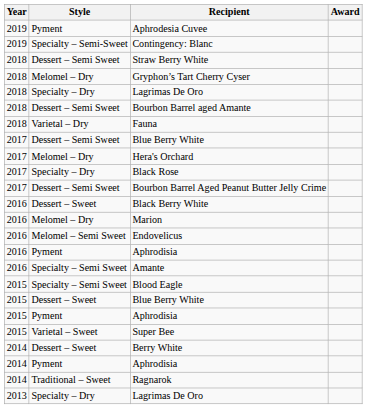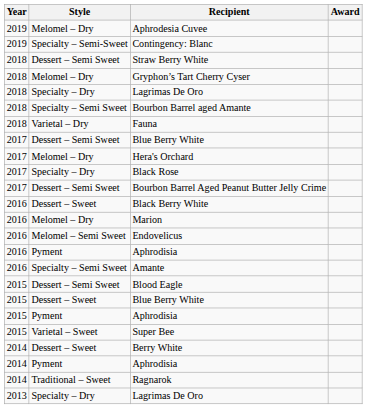(47, 28) Pyment -> (63, 28) Melomel – Dry
(76, 108) Dessert – Semi Sweet -> (79, 108) Specialty – Semi Sweet
(79, 284) Specialty – Semi Sweet -> (76, 284) Dessert – Semi Sweet
